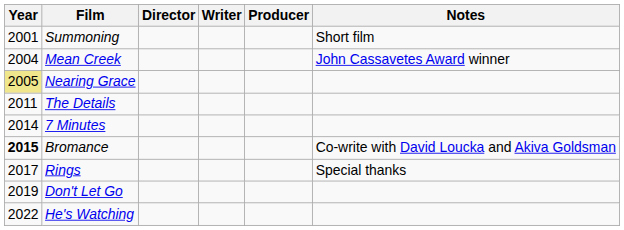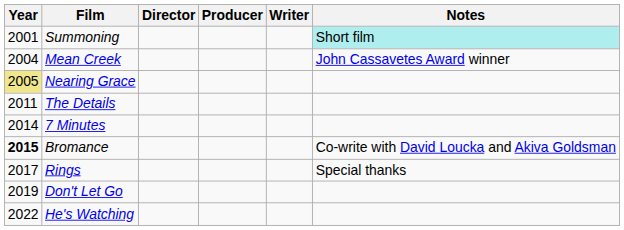columns swapped: (222, 15) <-> (279, 15)
(345, 37) no background -> (345, 37) paleturquoise background
